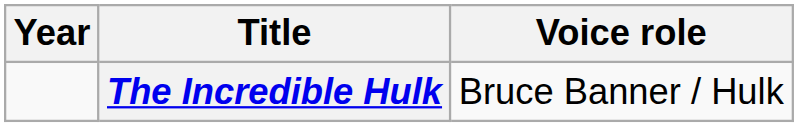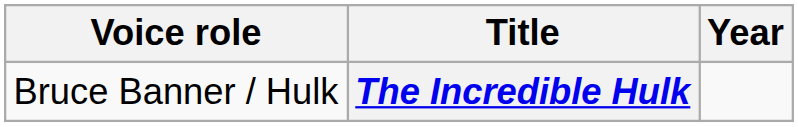columns swapped: (52, 33) <-> (621, 33)
